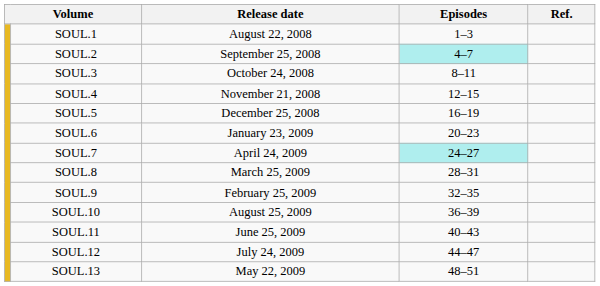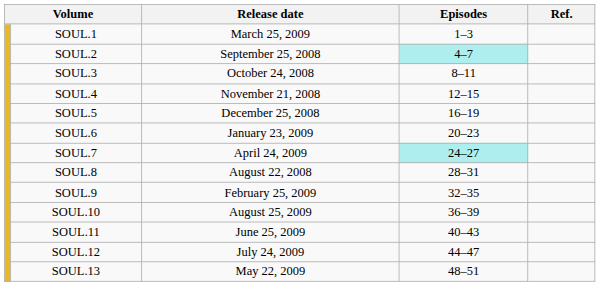(270, 34) August 22, 2008 -> (270, 34) March 25, 2009
(270, 172) March 25, 2009 -> (270, 172) August 22, 2008
